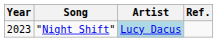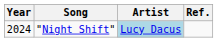(19, 29) 2023 -> (19, 29) 2024
